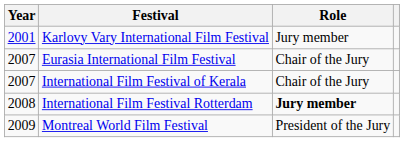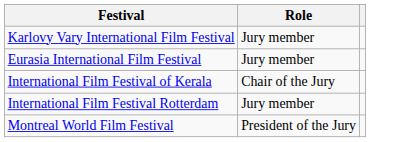- column: (22, 15)
(322, 59) Chair of the Jury -> (278, 59) Jury member
(316, 103) bold -> (278, 103) normal
